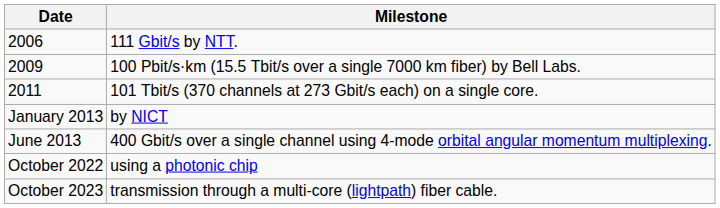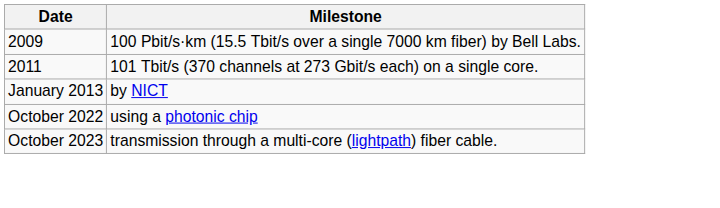- row: (26, 41)
- row: (45, 141)
